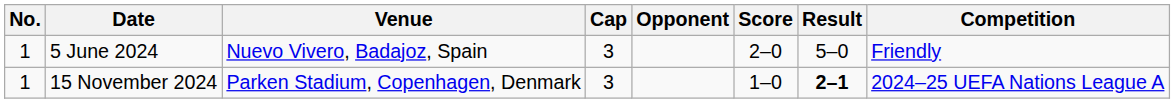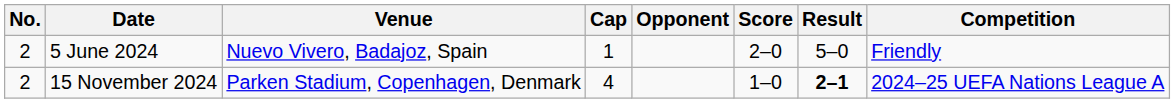(25, 51) 1 -> (25, 51) 2
(609, 51) 3 -> (609, 51) 1
(25, 82) 1 -> (25, 82) 2
(609, 82) 3 -> (609, 82) 4
